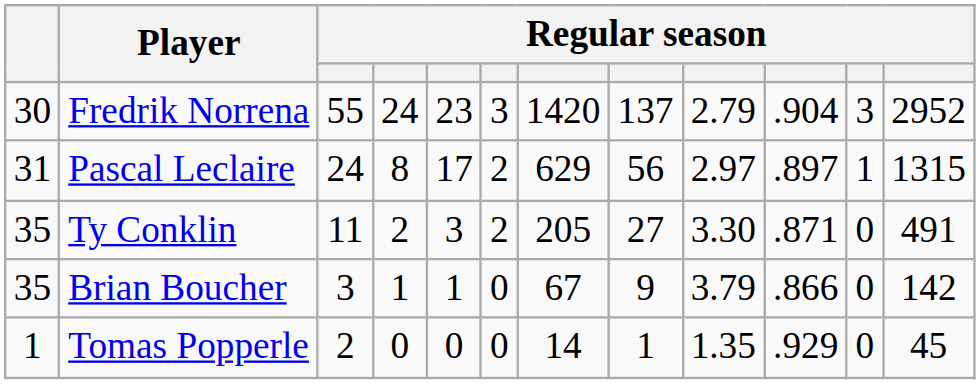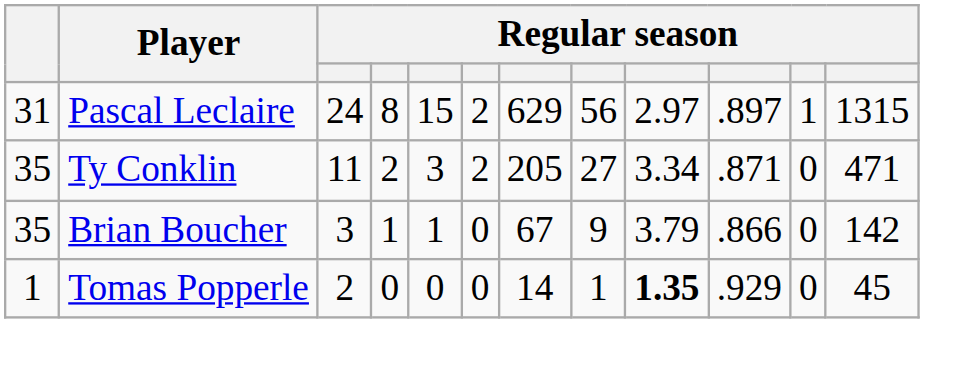- row: (189, 110)
(454, 169) 17 -> (435, 110) 15
(723, 228) 3.30 -> (667, 169) 3.34
(929, 228) 491 -> (872, 169) 471
(723, 346) normal -> (667, 287) bold
